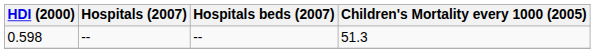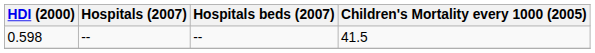(354, 37) 51.3 -> (354, 37) 41.5
